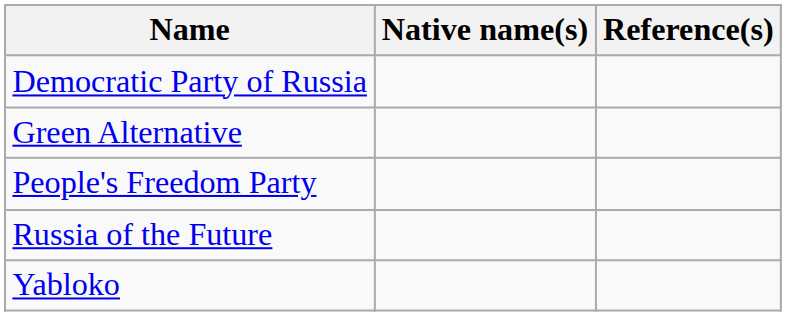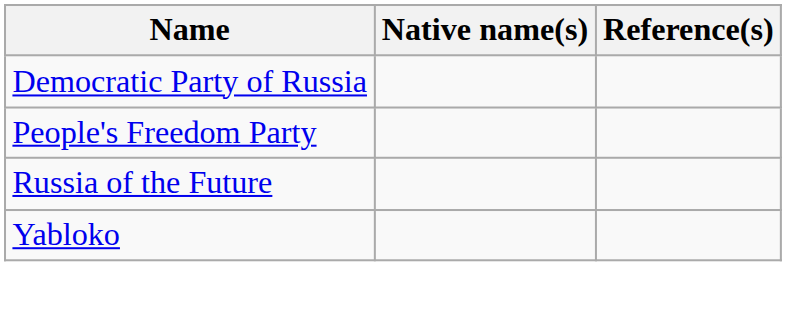- row: (127, 132)
